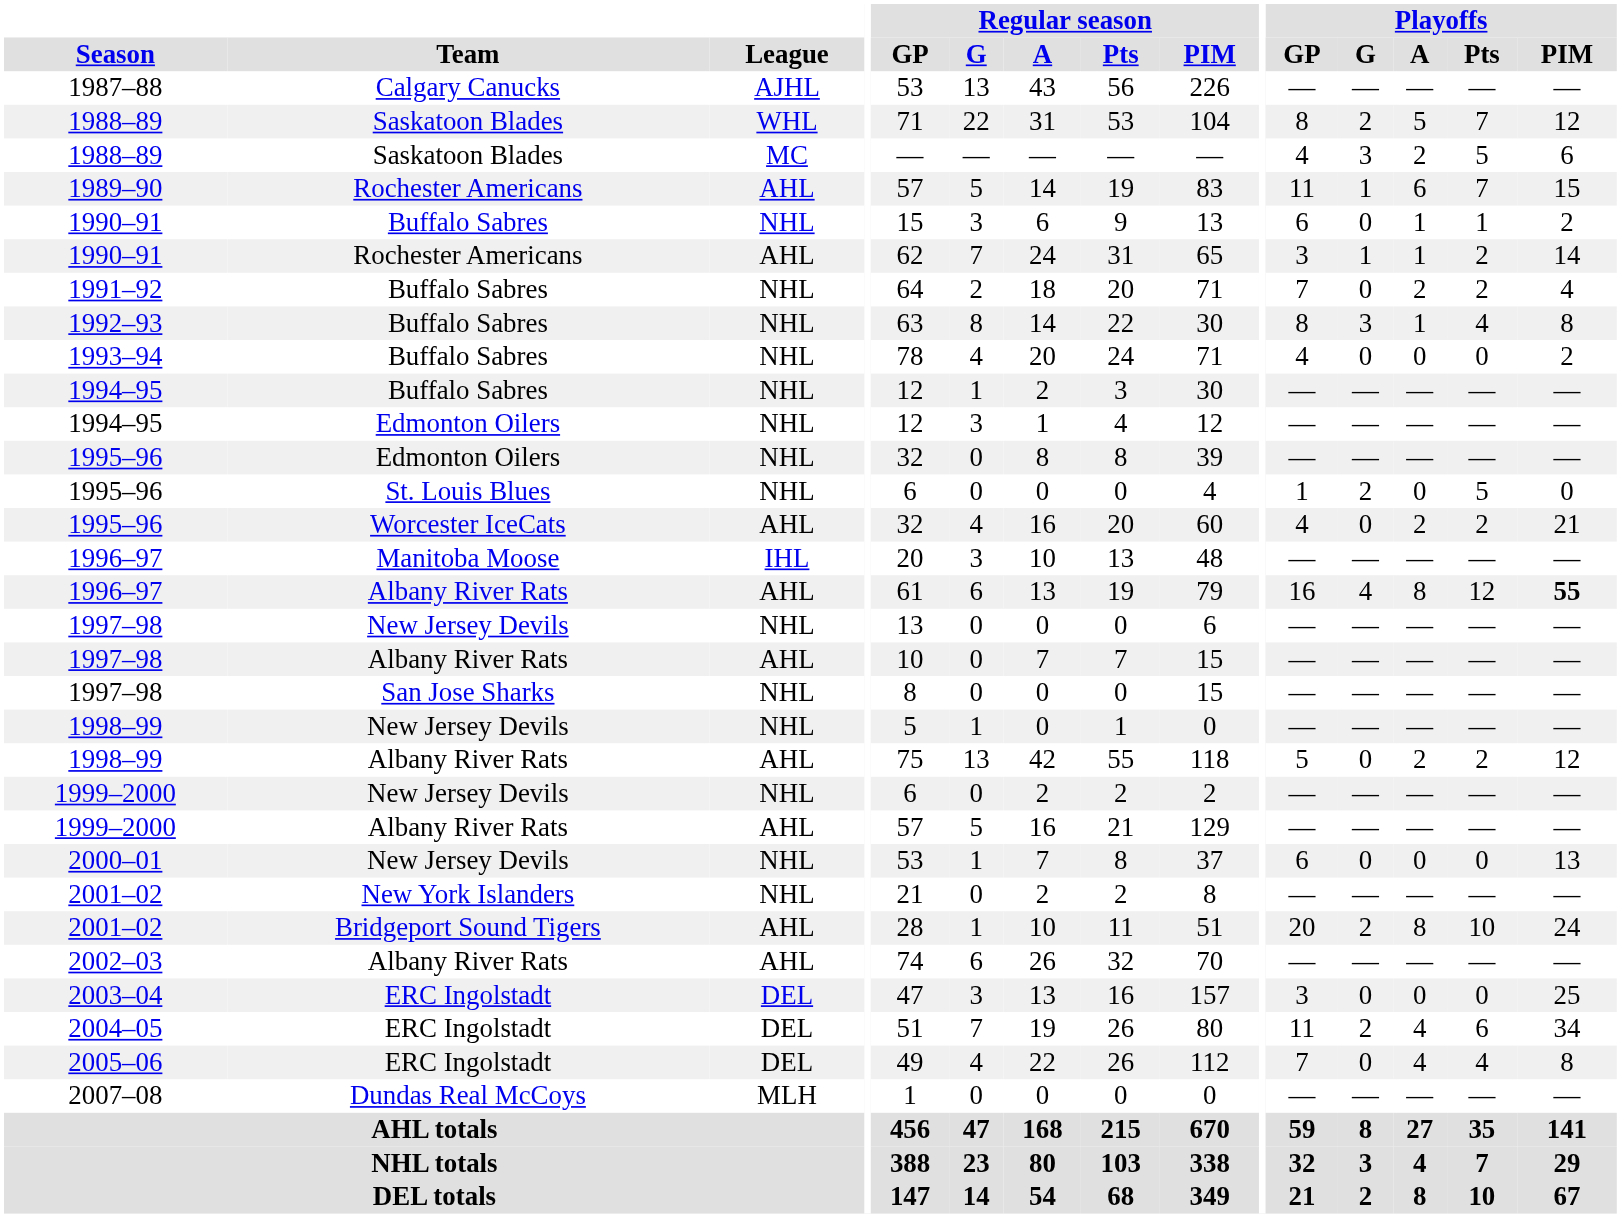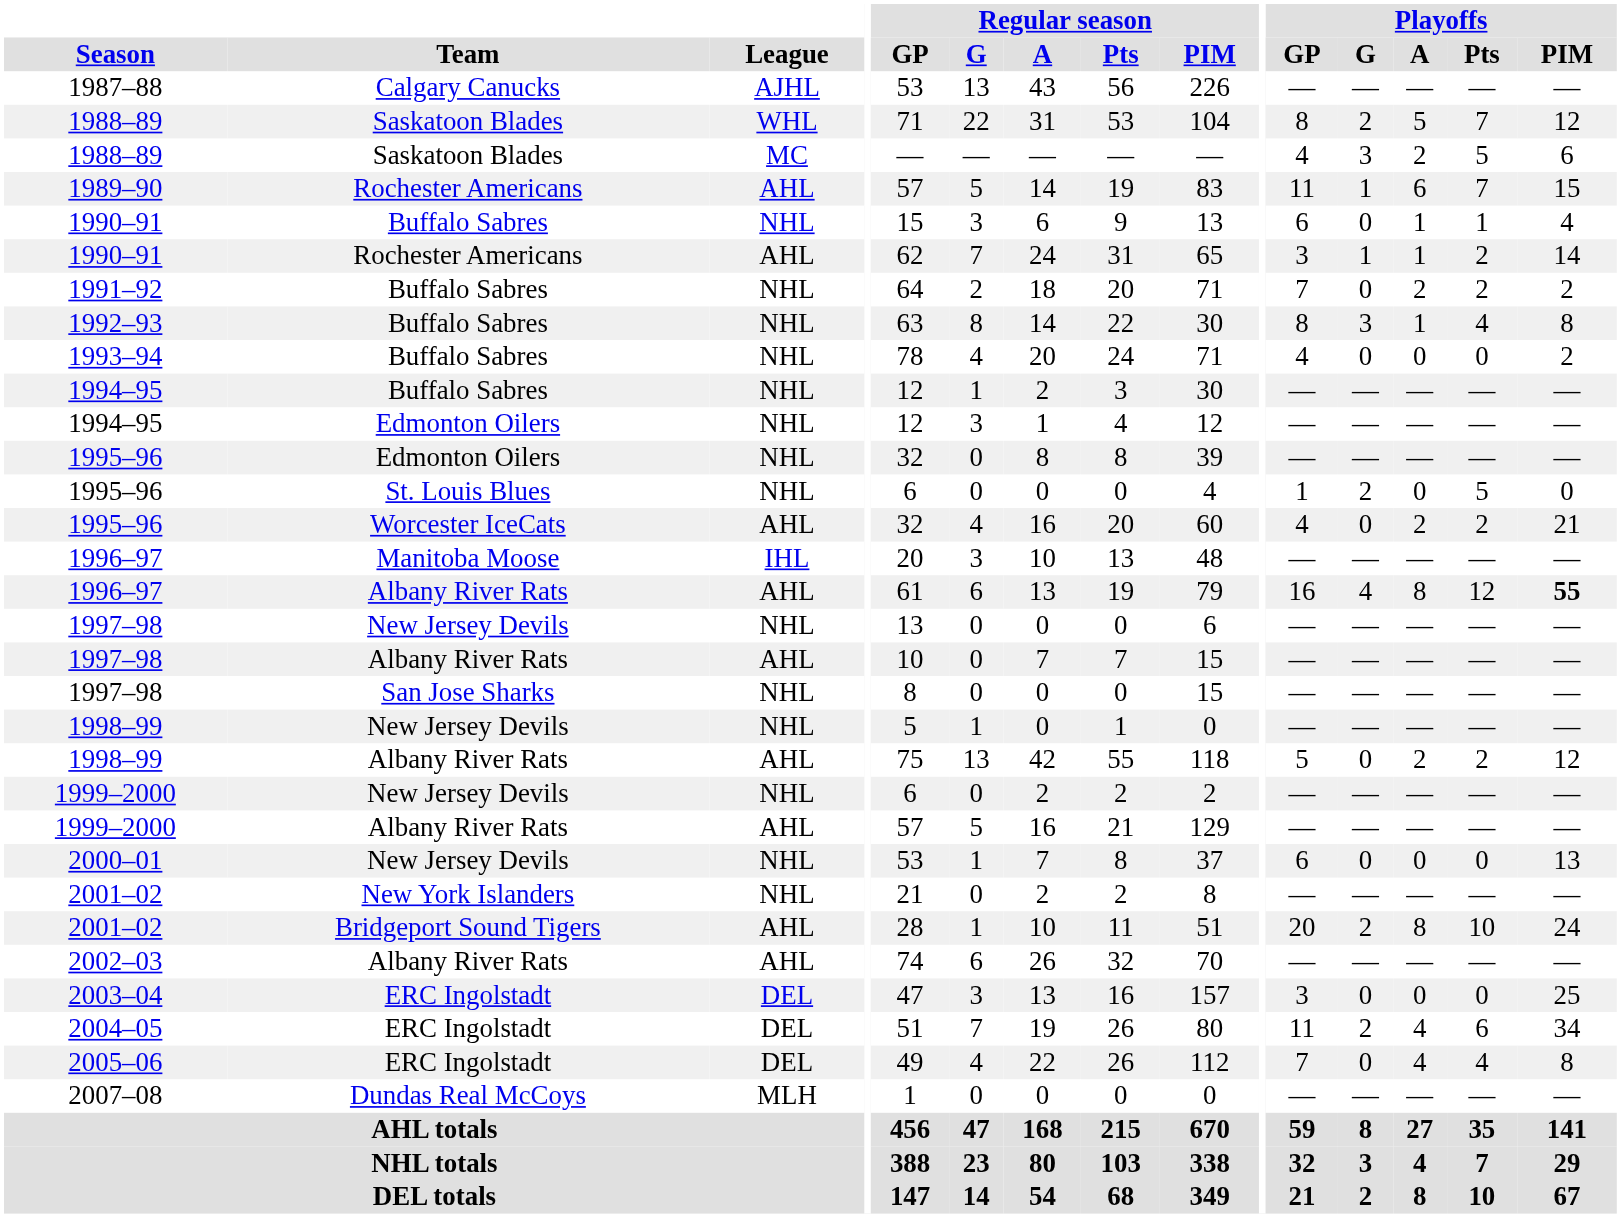(1567, 222) 2 -> (1567, 222) 4
(1567, 289) 4 -> (1567, 289) 2
